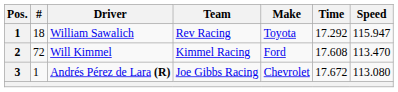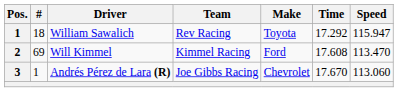(39, 52) 72 -> (39, 52) 69
(331, 72) 17.672 -> (331, 72) 17.670
(372, 72) 113.080 -> (372, 72) 113.060
